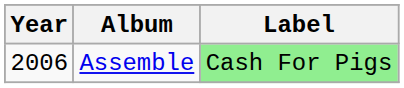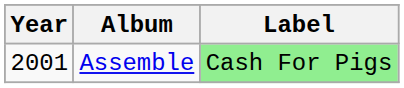(39, 63) 2006 -> (39, 63) 2001
